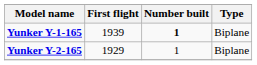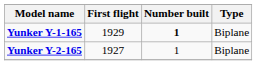(113, 32) 1939 -> (113, 32) 1929
(113, 51) 1929 -> (113, 51) 1927
